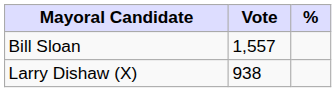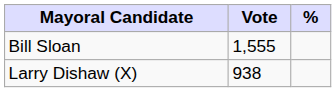(254, 45) 1,557 -> (254, 45) 1,555
